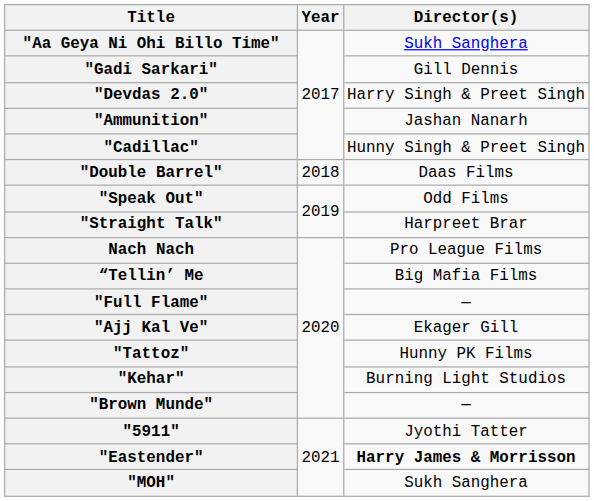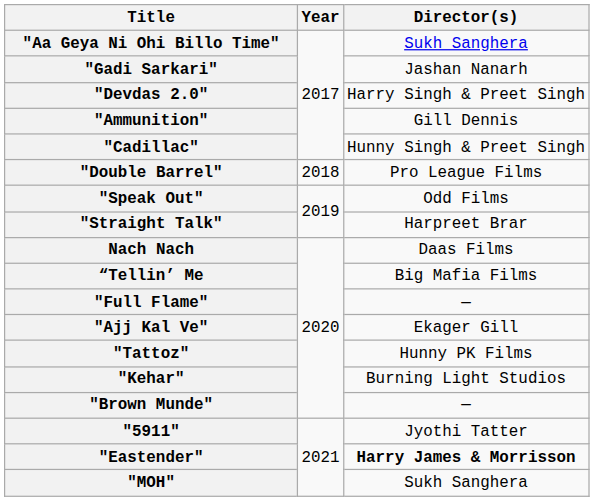(466, 69) Gill Dennis -> (466, 69) Jashan Nanarh
(466, 121) Jashan Nanarh -> (466, 121) Gill Dennis
(466, 173) Daas Films -> (466, 173) Pro League Films
(466, 250) Pro League Films -> (466, 250) Daas Films
